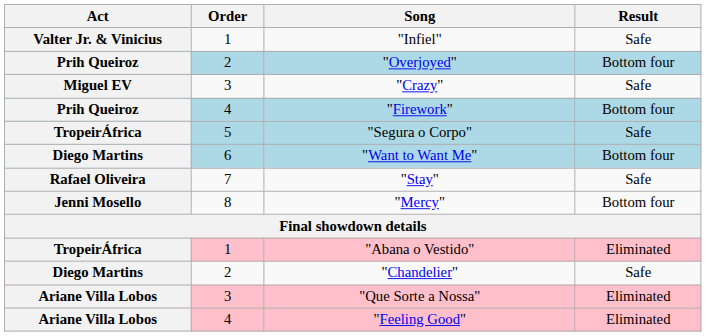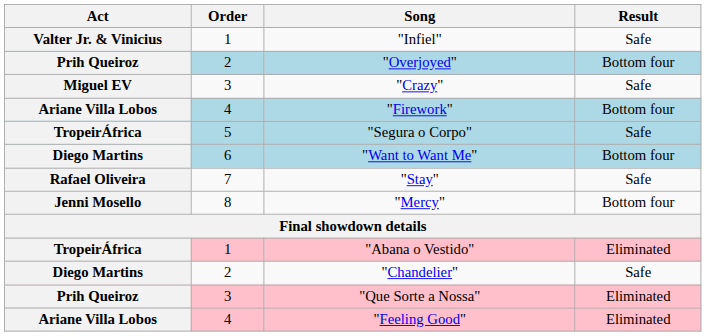(98, 109) Prih Queiroz -> (98, 109) Ariane Villa Lobos
(98, 296) Ariane Villa Lobos -> (98, 296) Prih Queiroz
